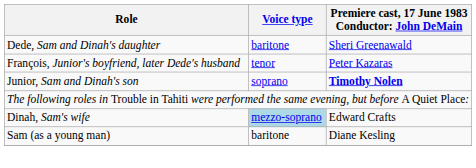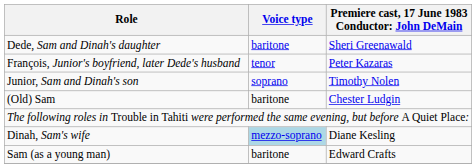(366, 81) bold -> (364, 81) normal
+ row: (31, 99)
(362, 117) Edward Crafts -> (362, 136) Diane Kesling
(362, 136) Diane Kesling -> (362, 154) Edward Crafts
